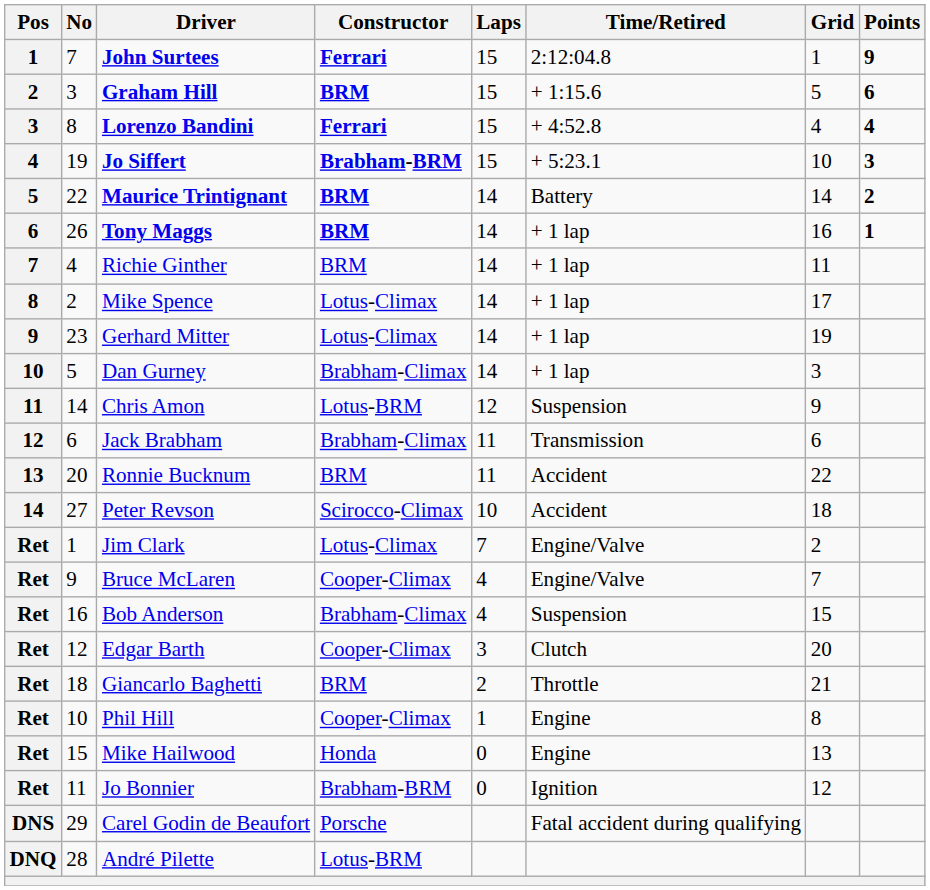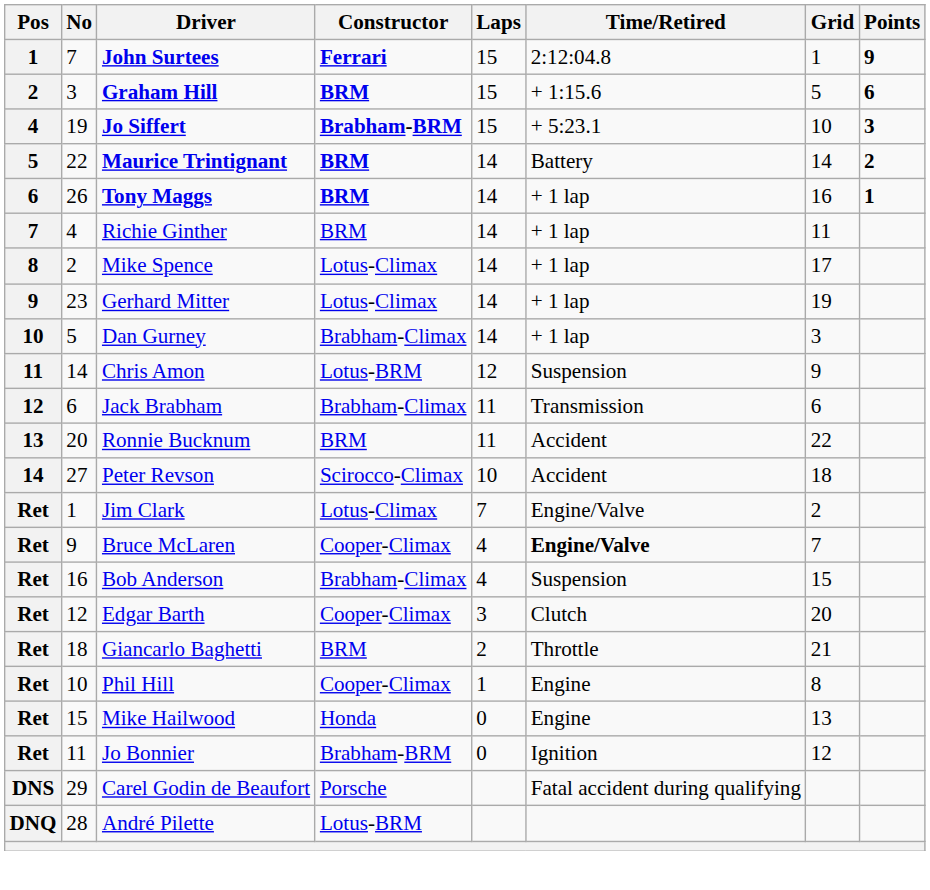- row: (178, 126)
(588, 579) normal -> (590, 544) bold
